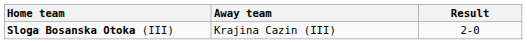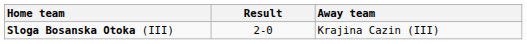columns swapped: (243, 13) <-> (470, 13)
